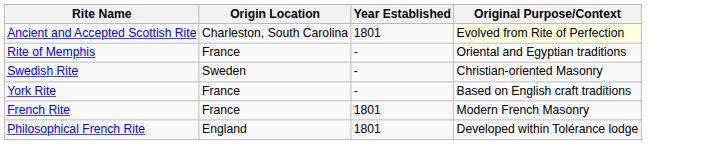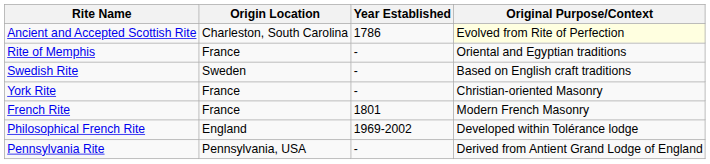(367, 33) 1801 -> (367, 33) 1786
(530, 71) Christian-oriented Masonry -> (544, 71) Based on English craft traditions
(544, 91) Based on English craft traditions -> (530, 91) Christian-oriented Masonry
(367, 129) 1801 -> (383, 129) 1969-2002
+ row: (56, 149)
